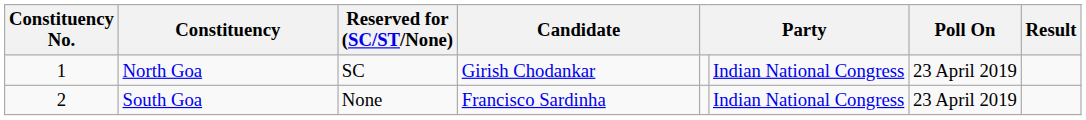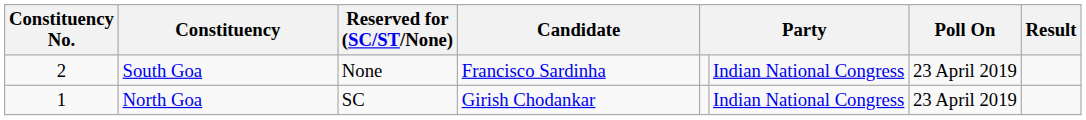rows swapped: (162, 70) <-> (162, 99)
